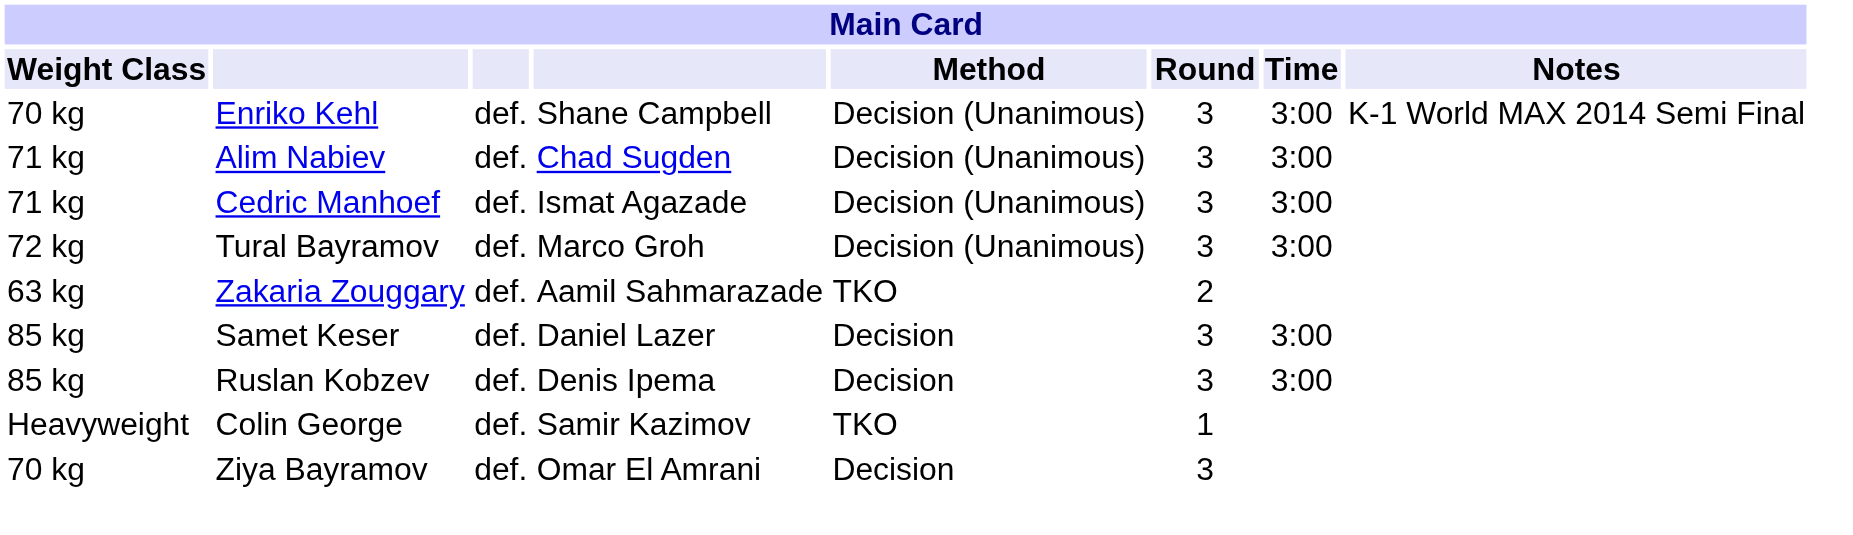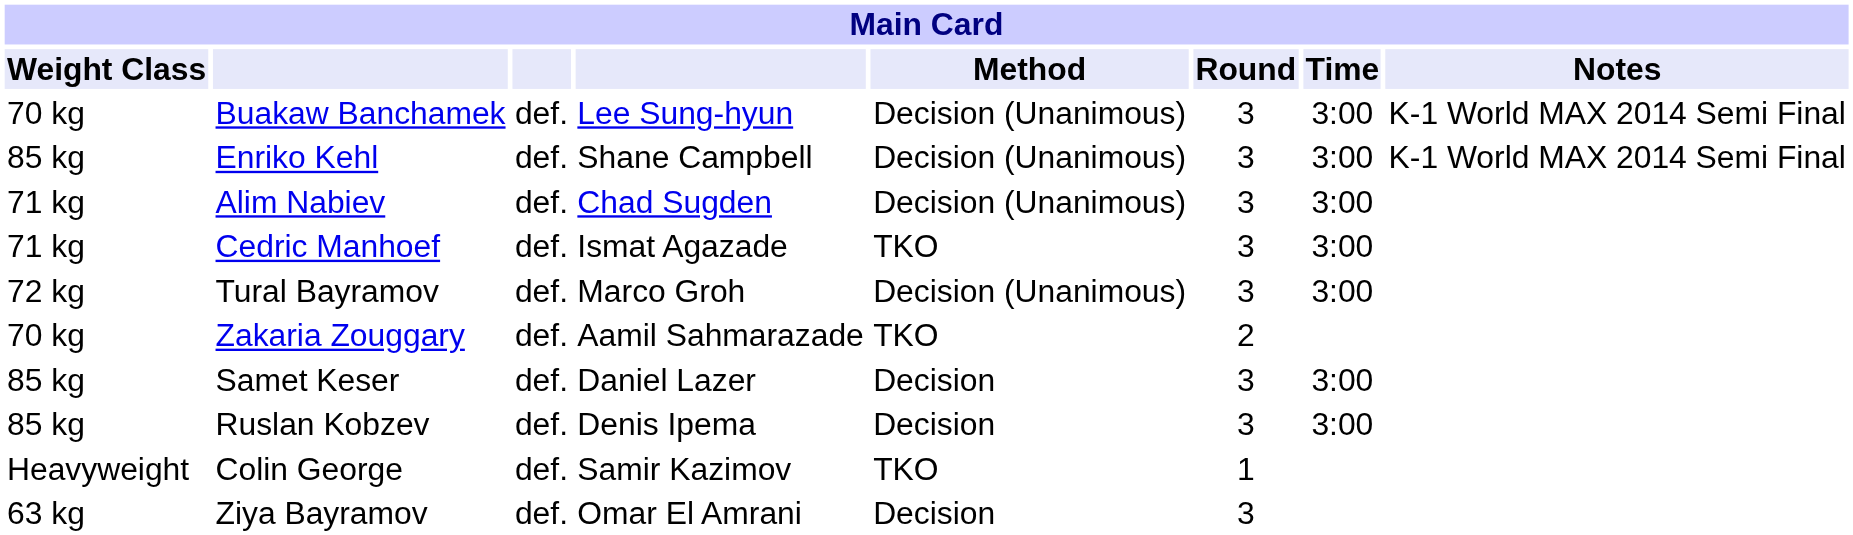+ row: (361, 113)
(46, 113) 70 kg -> (46, 158) 85 kg
(989, 202) Decision (Unanimous) -> (906, 247) TKO
(46, 291) 63 kg -> (46, 336) 70 kg
(46, 469) 70 kg -> (46, 514) 63 kg
